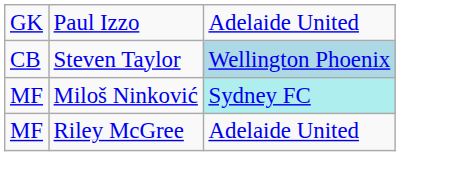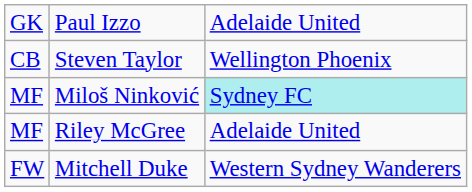(299, 58) lightblue background -> (301, 58) no background
+ row: (121, 167)
